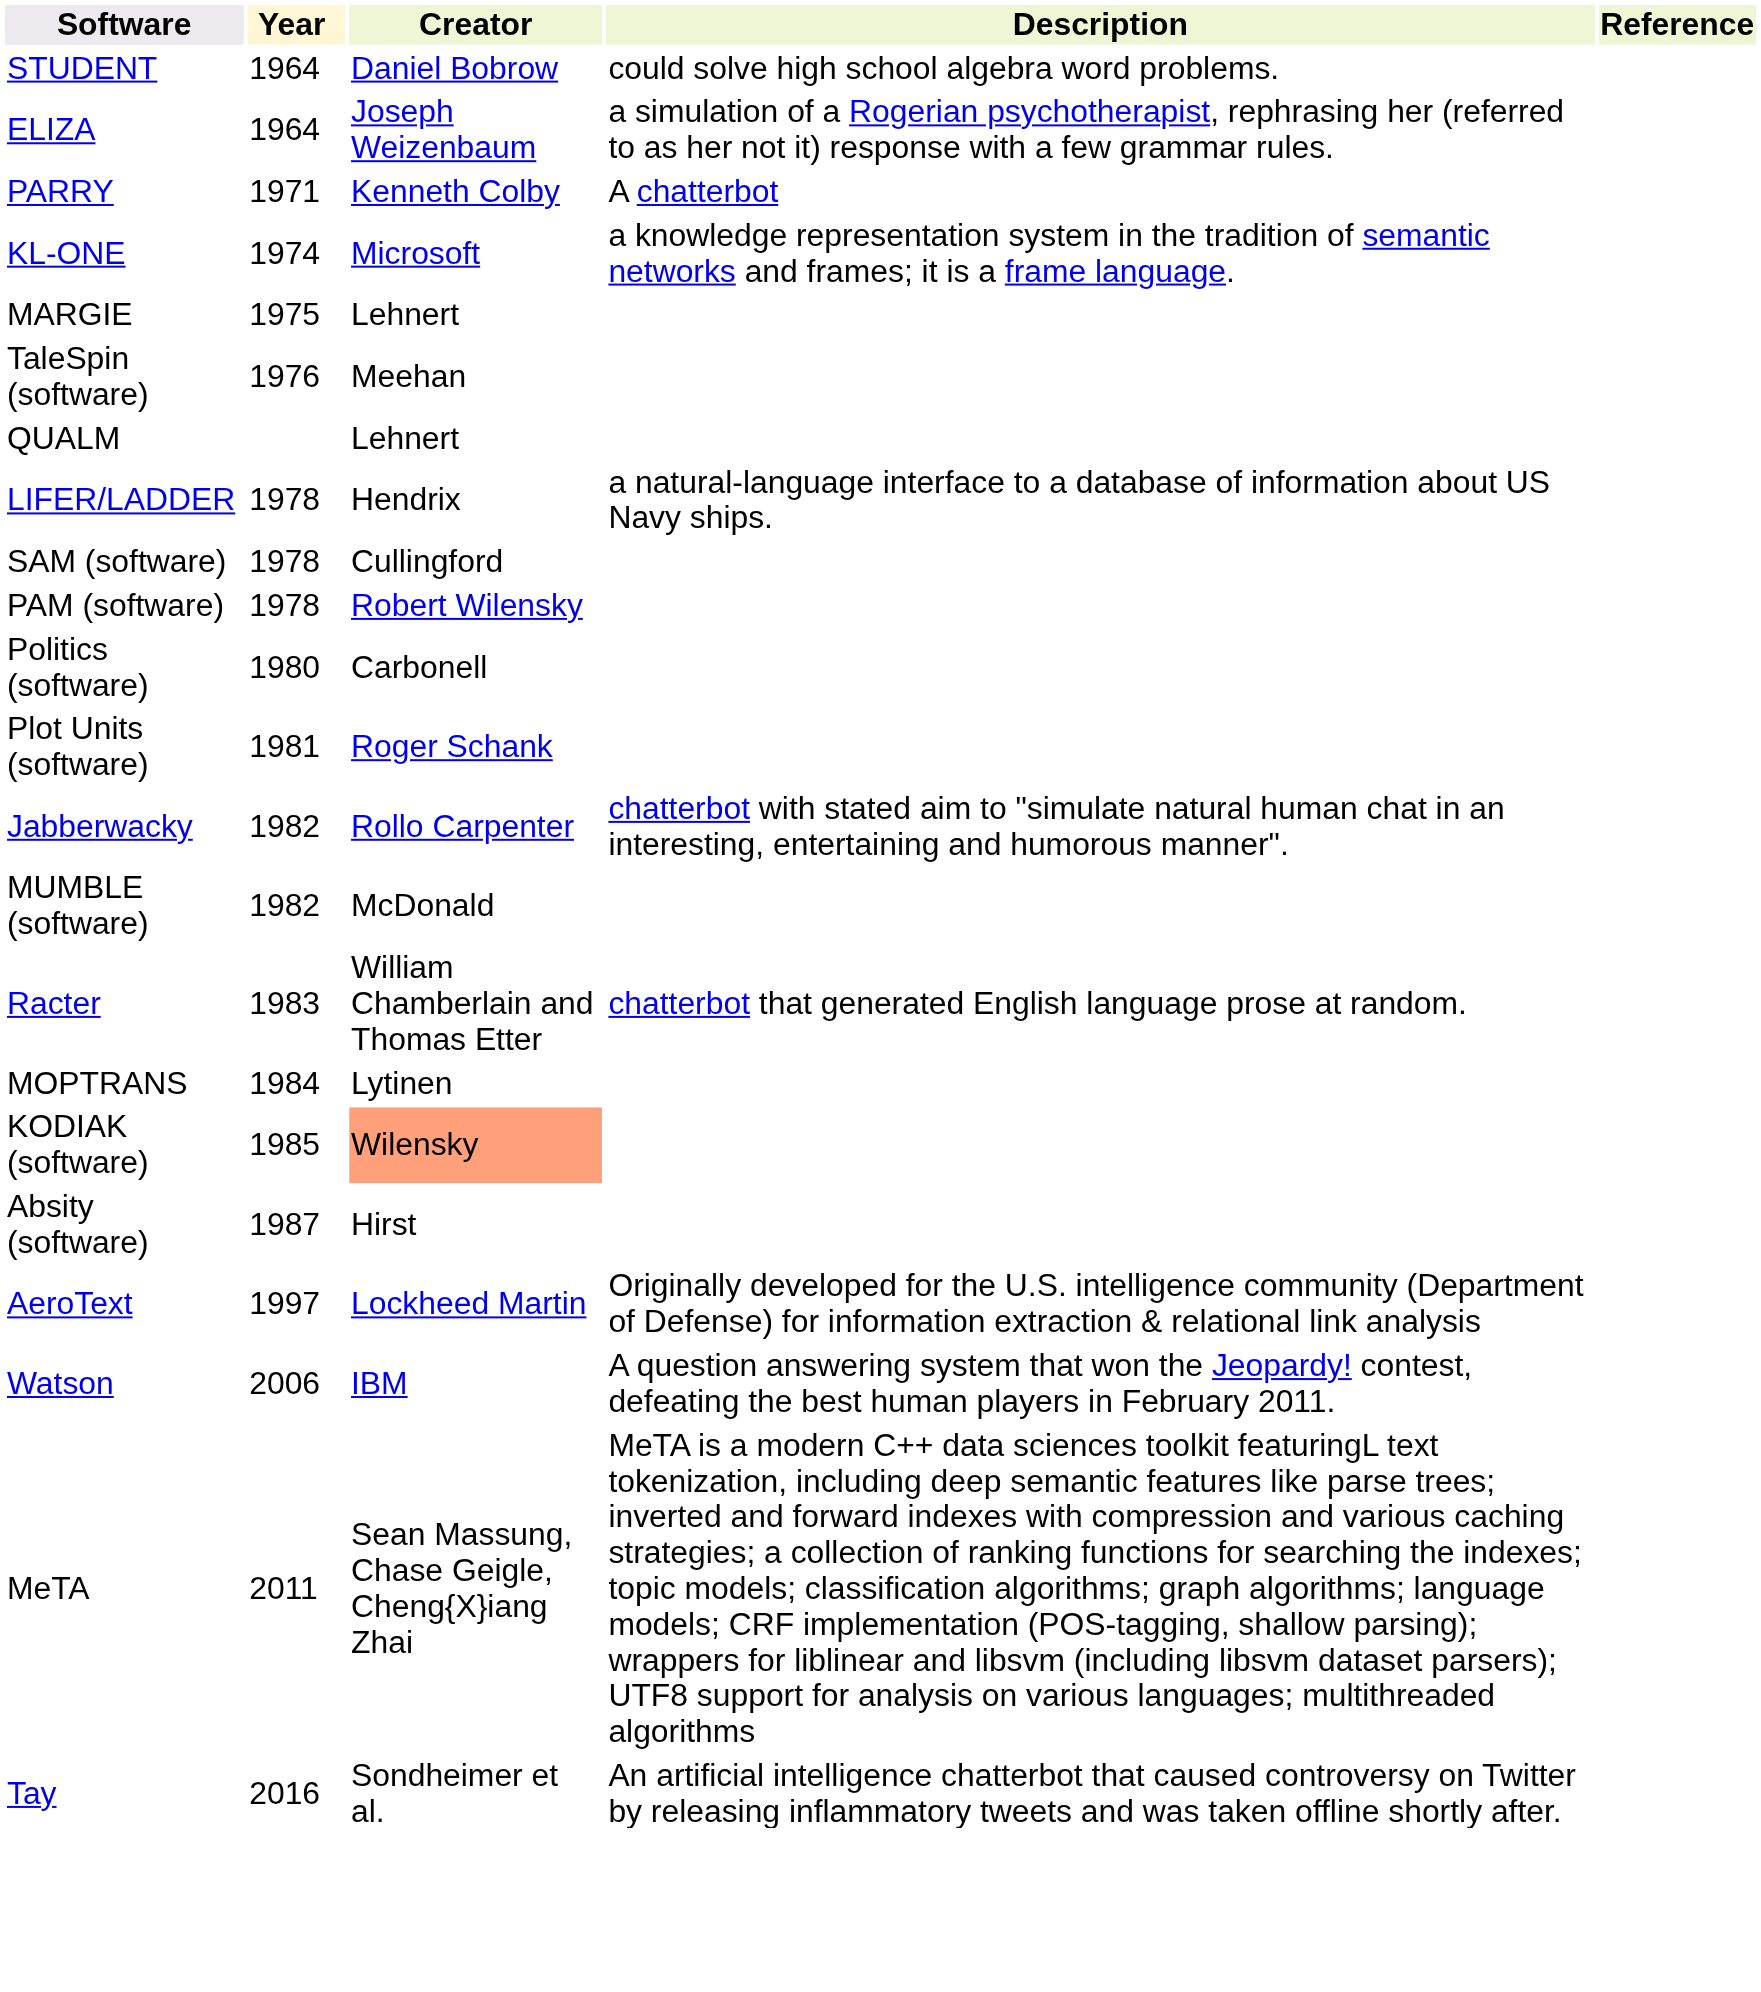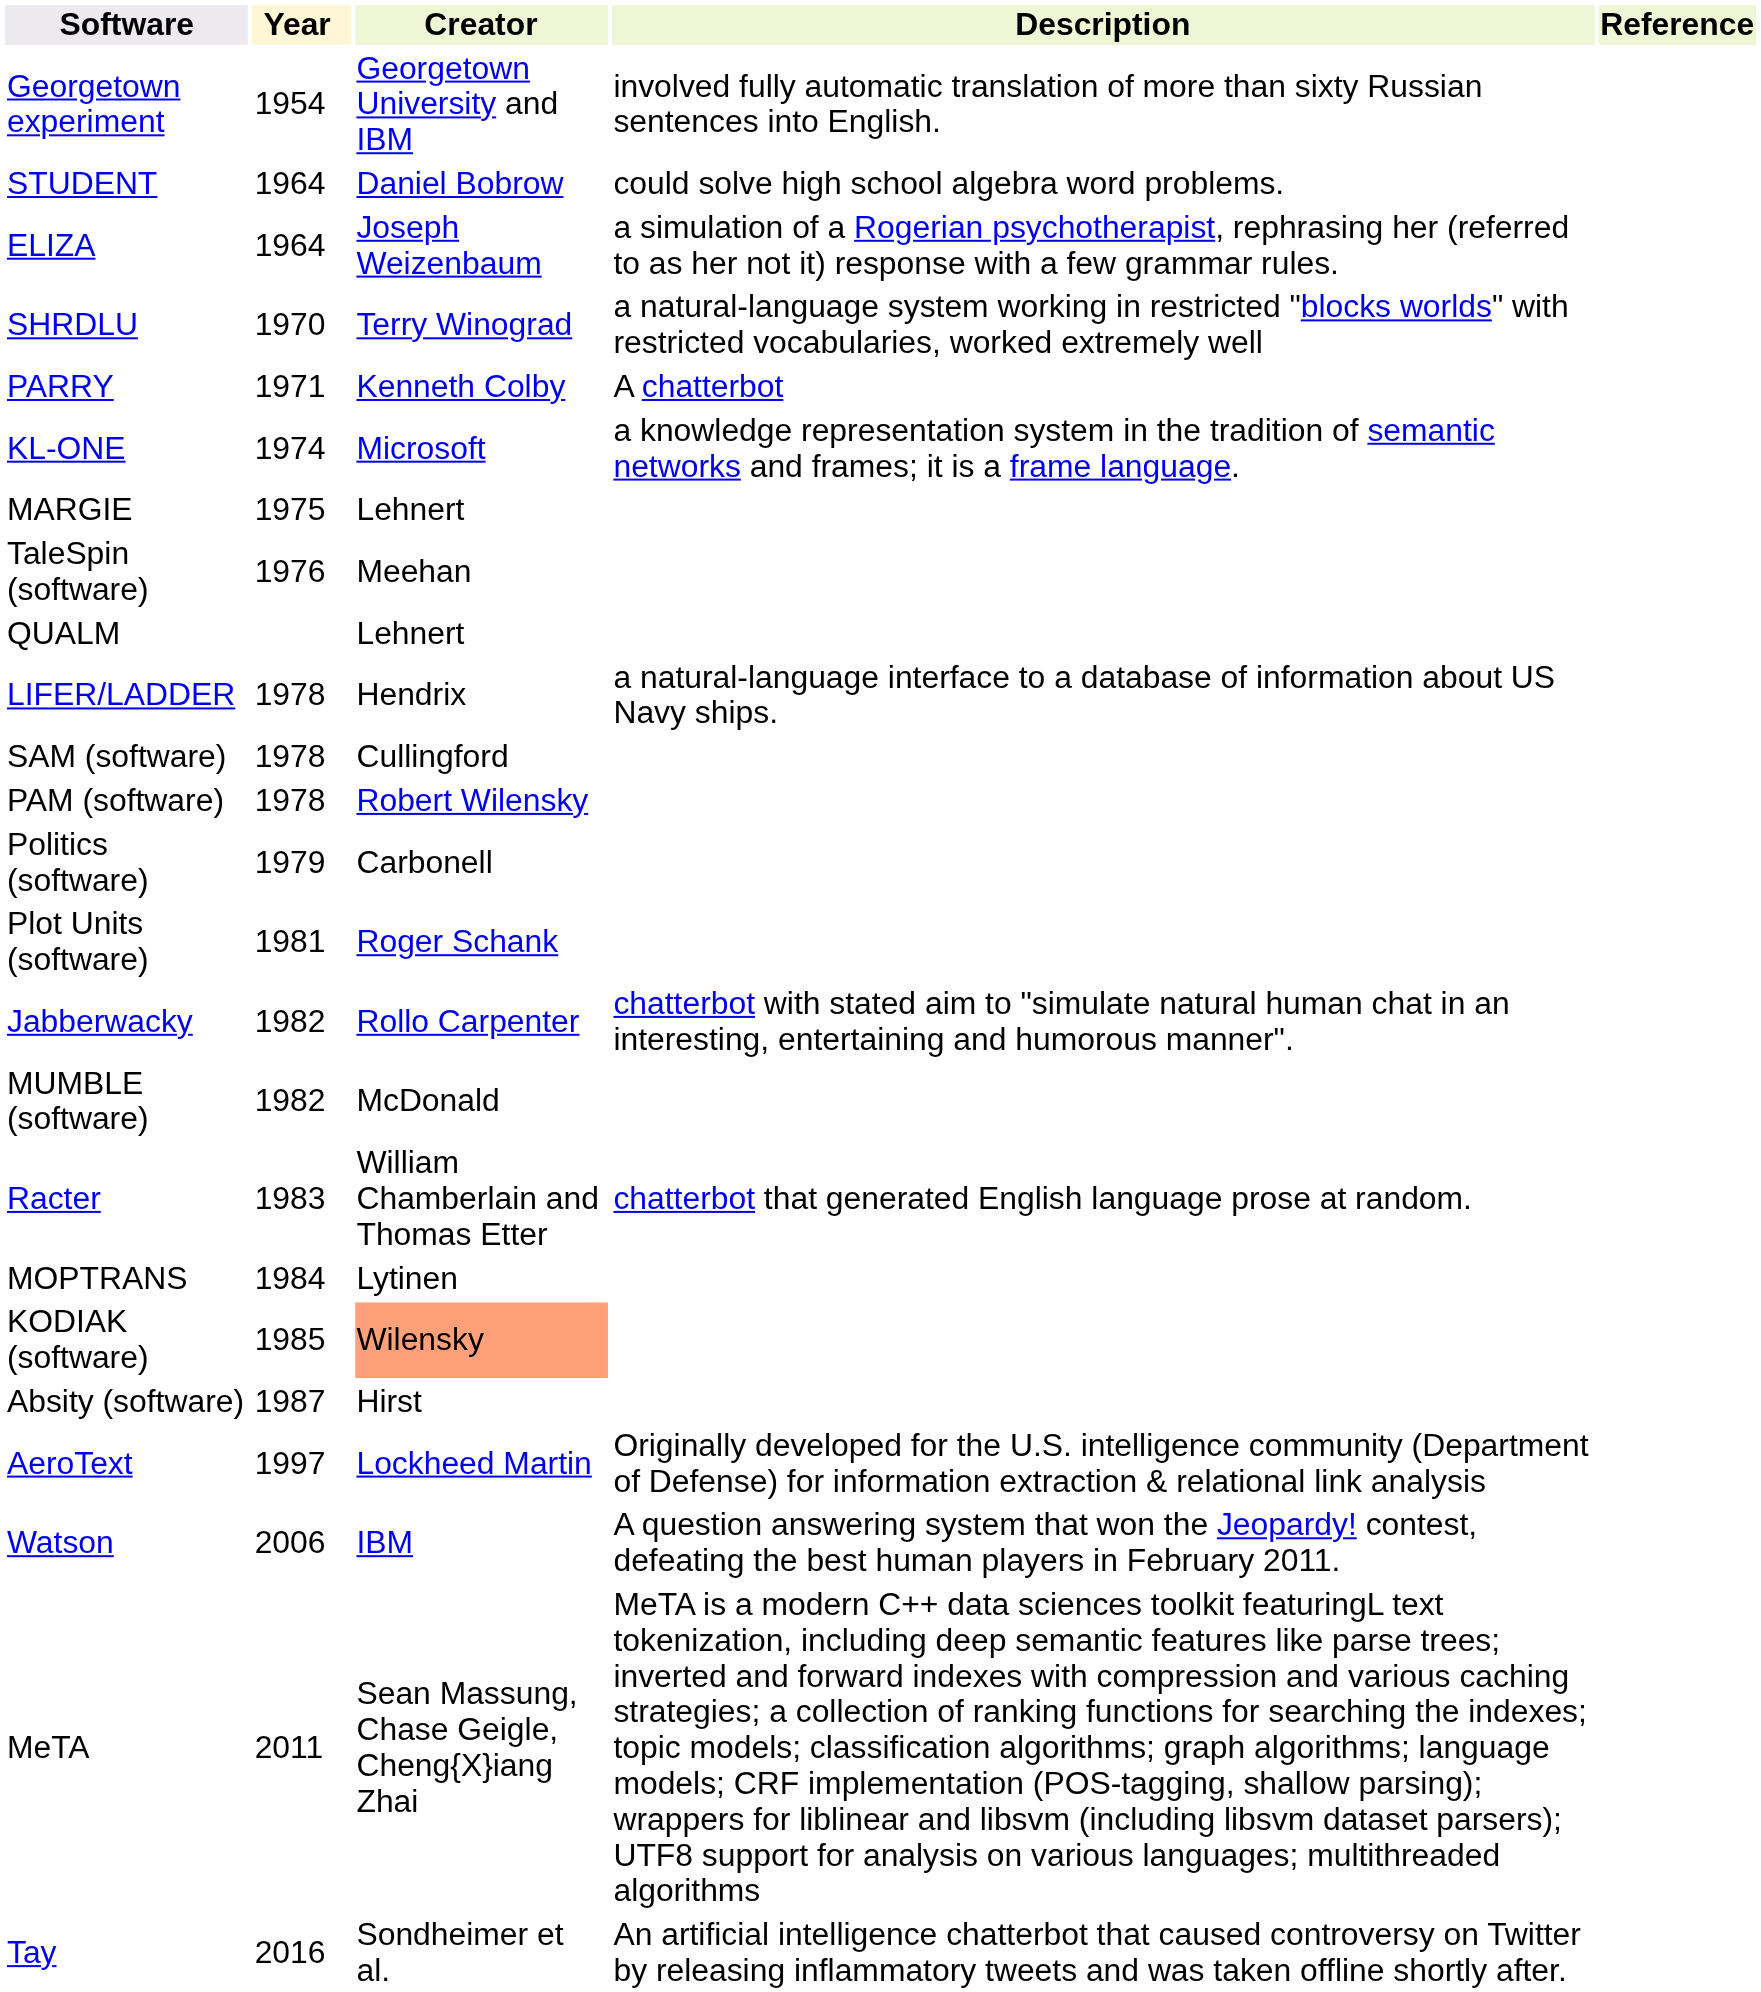+ row: (94, 103)
+ row: (72, 324)
(285, 667) 1980 -> (290, 862) 1979
